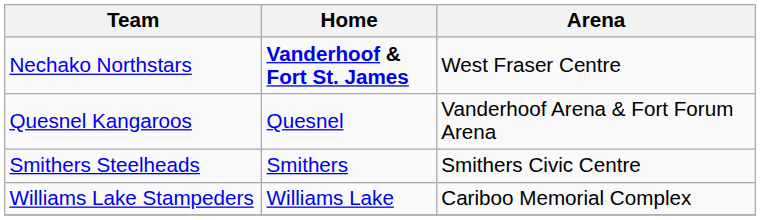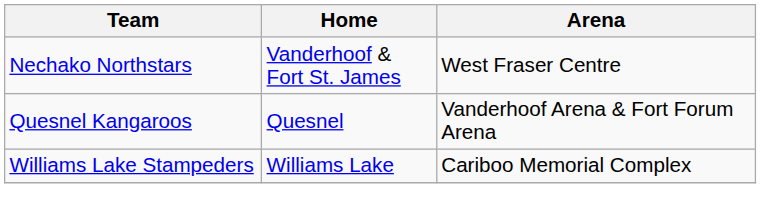(338, 65) bold -> (334, 65) normal
- row: (105, 165)
